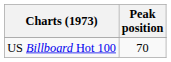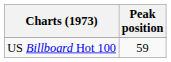(143, 47) 70 -> (143, 47) 59
